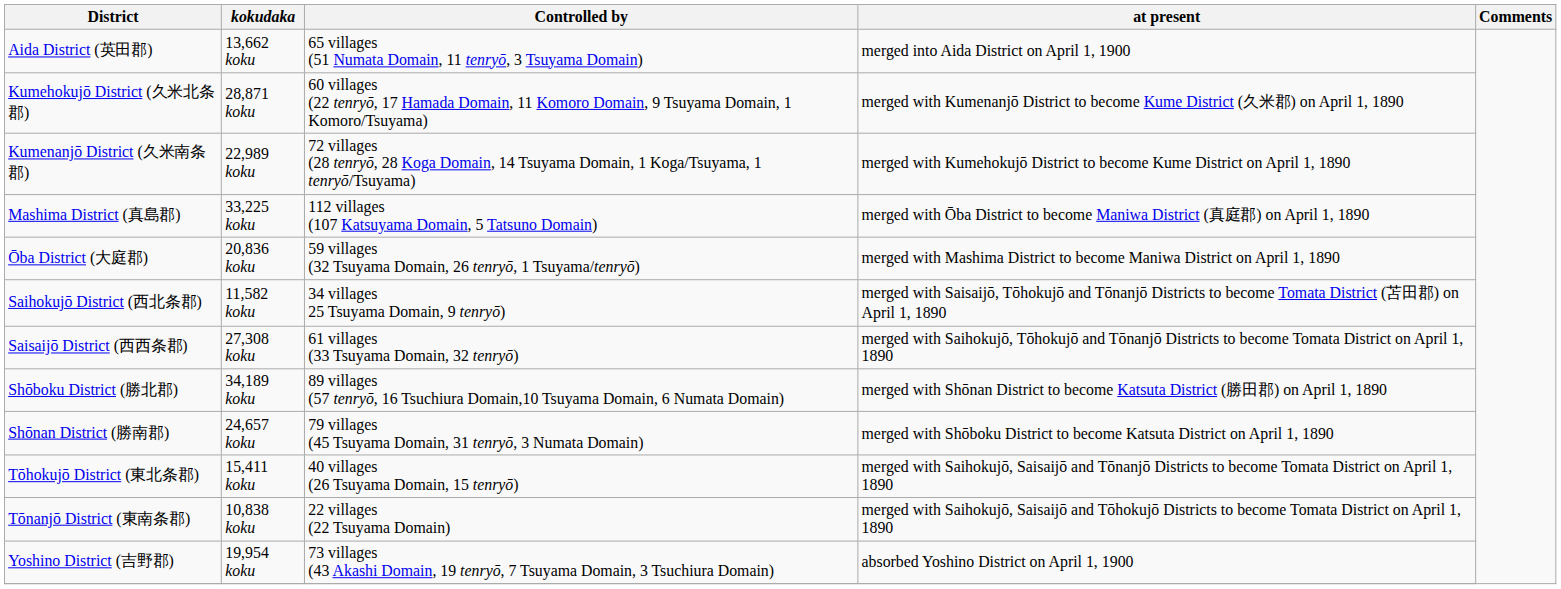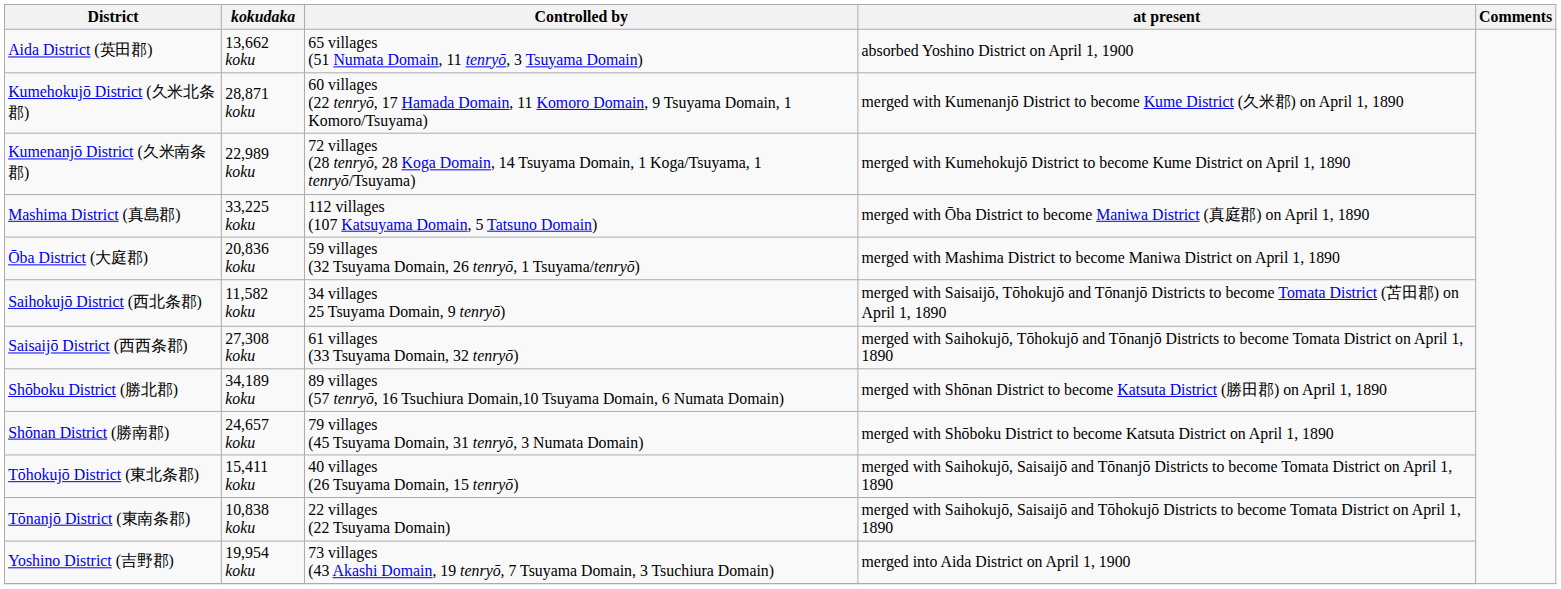(996, 51) merged into Aida District on April 1, 1900 -> (998, 51) absorbed Yoshino District on April 1, 1900
(998, 562) absorbed Yoshino District on April 1, 1900 -> (996, 562) merged into Aida District on April 1, 1900
